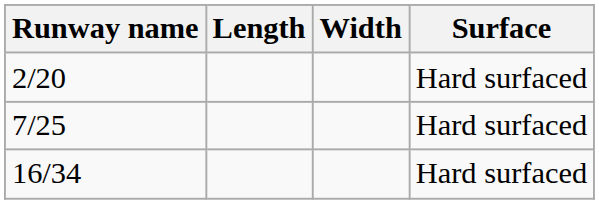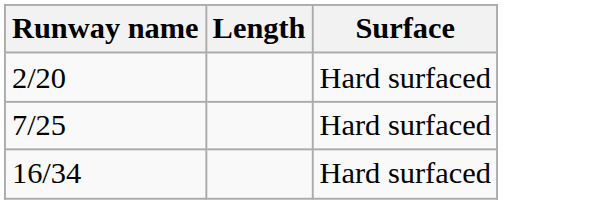- column: (361, 28)
